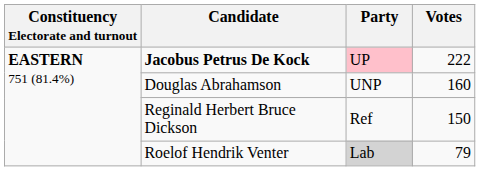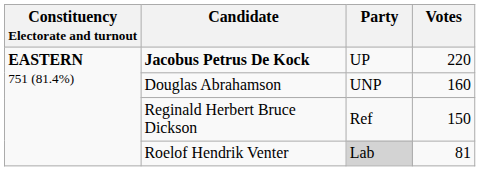(360, 60) pink background -> (360, 60) no background
(459, 60) 222 -> (459, 60) 220
(463, 153) 79 -> (463, 153) 81
